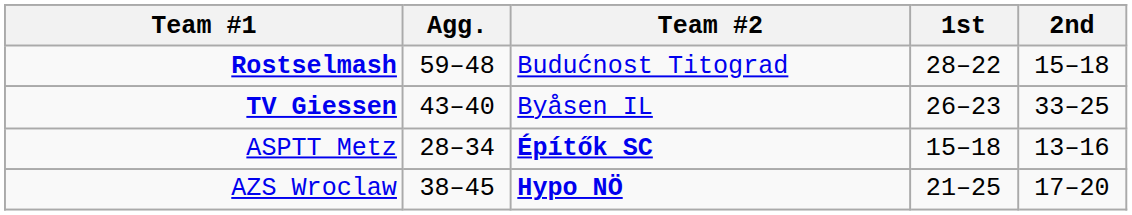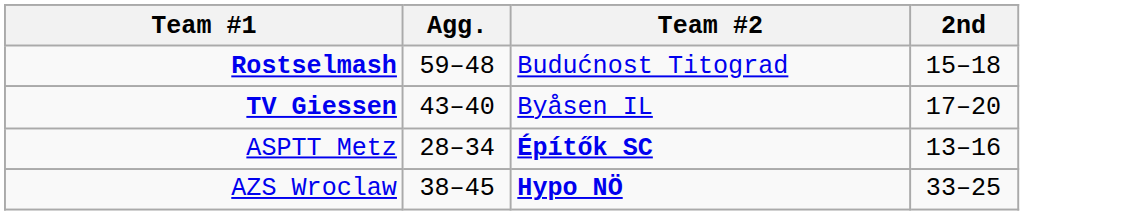- column: (964, 25)
(1072, 107) 33–25 -> (963, 107) 17–20
(1072, 189) 17–20 -> (963, 189) 33–25
